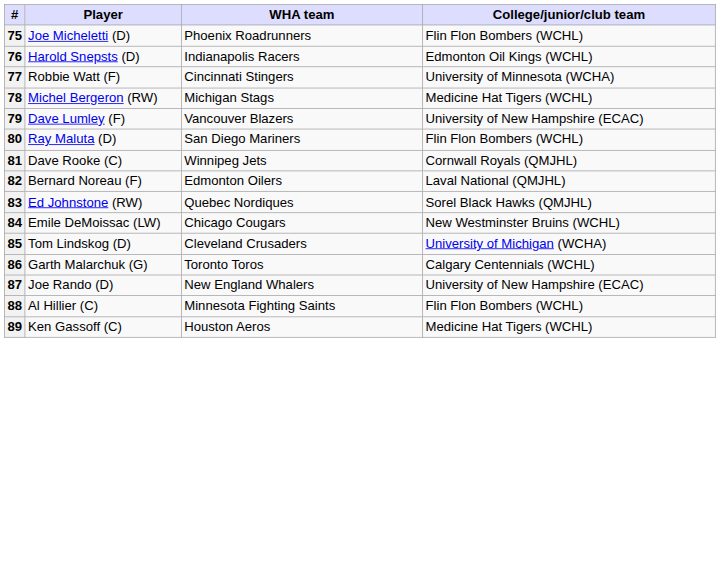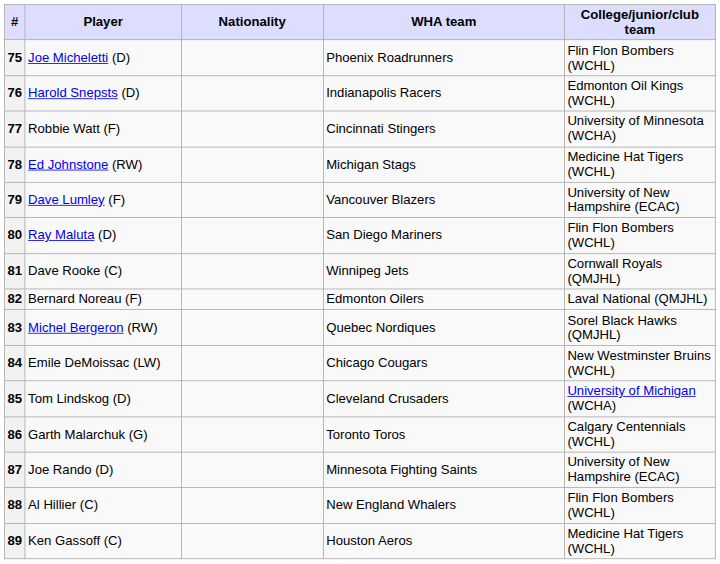+ column: (252, 22)
(93, 98) Michel Bergeron (RW) -> (85, 164) Ed Johnstone (RW)
(85, 202) Ed Johnstone (RW) -> (93, 327) Michel Bergeron (RW)
(249, 285) New England Whalers -> (402, 469) Minnesota Fighting Saints
(260, 306) Minnesota Fighting Saints -> (391, 505) New England Whalers
